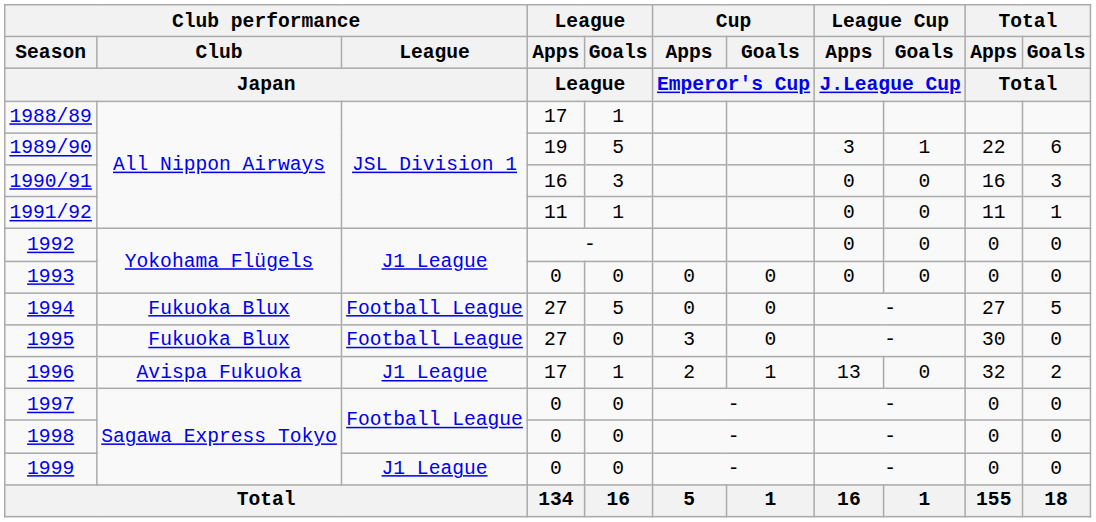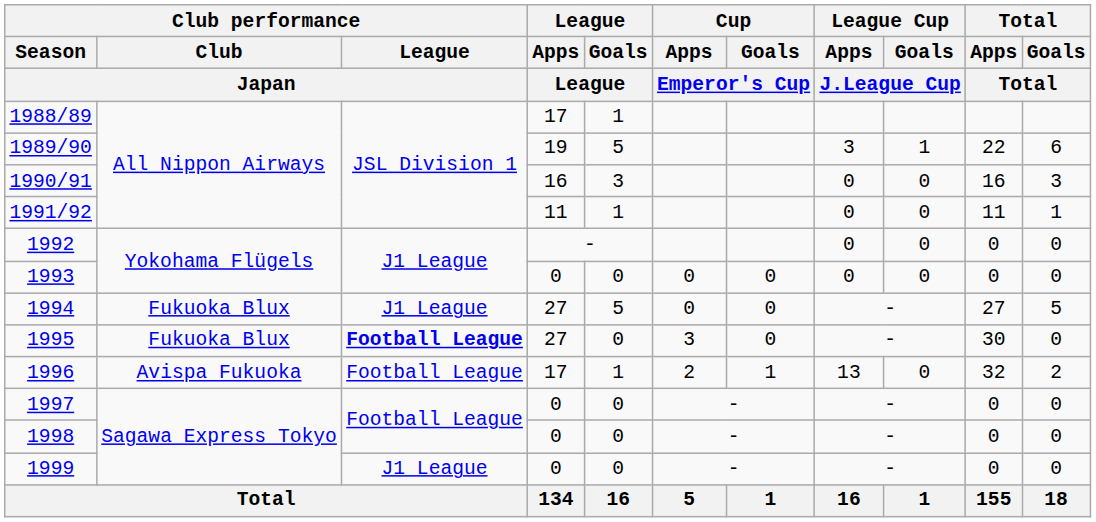(435, 309) Football League -> (435, 309) J1 League
(435, 341) normal -> (435, 341) bold
(435, 373) J1 League -> (435, 373) Football League
